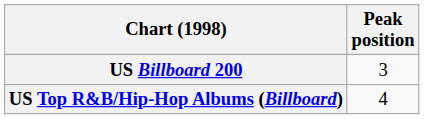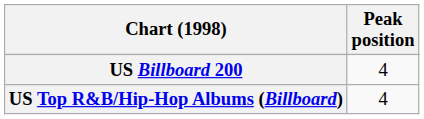(383, 69) 3 -> (383, 69) 4
